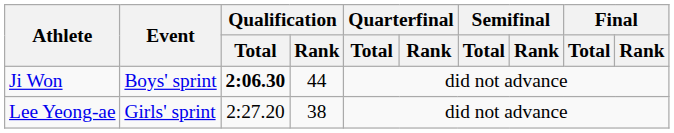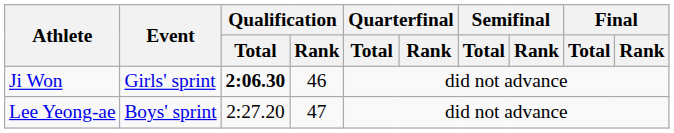(171, 81) Boys' sprint -> (170, 81) Girls' sprint
(317, 81) 44 -> (317, 81) 46
(170, 111) Girls' sprint -> (171, 111) Boys' sprint
(317, 111) 38 -> (317, 111) 47
